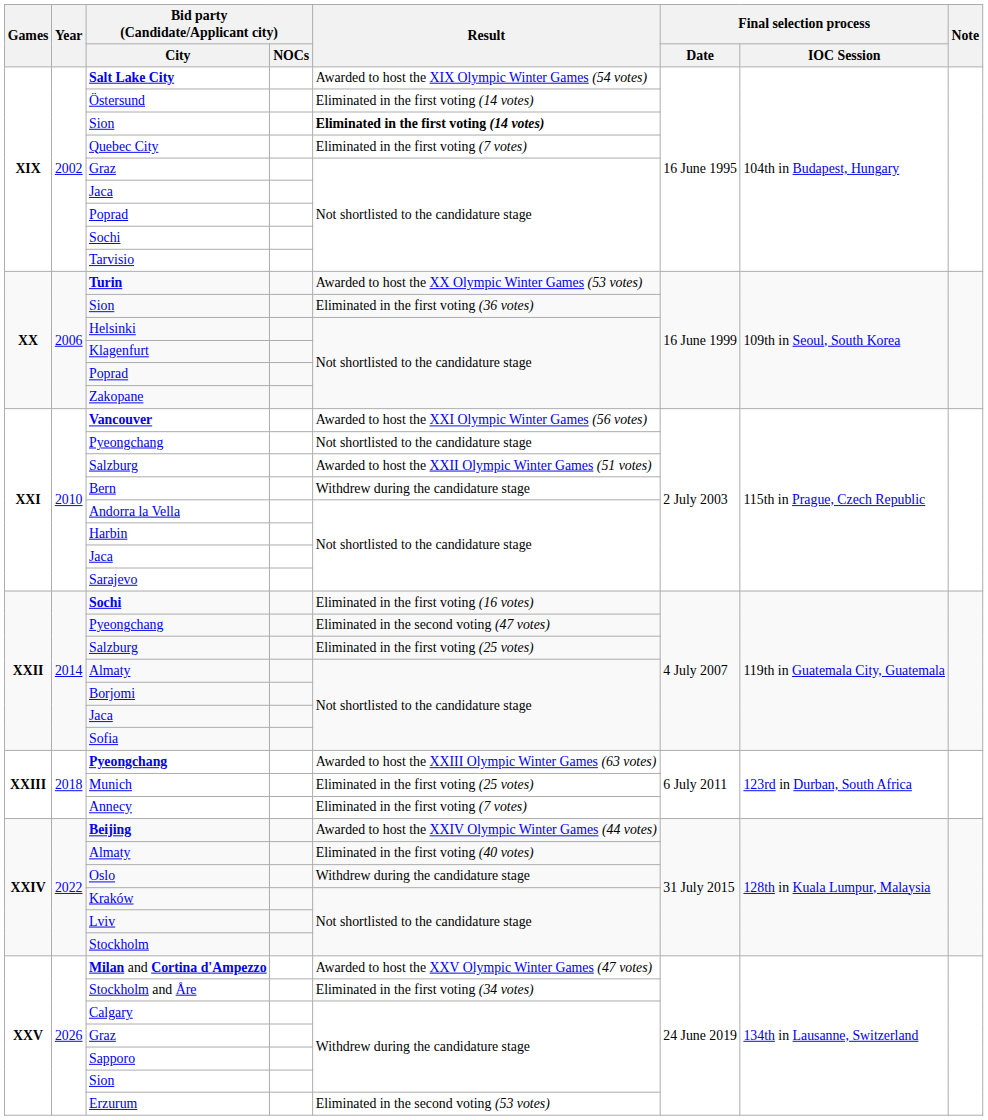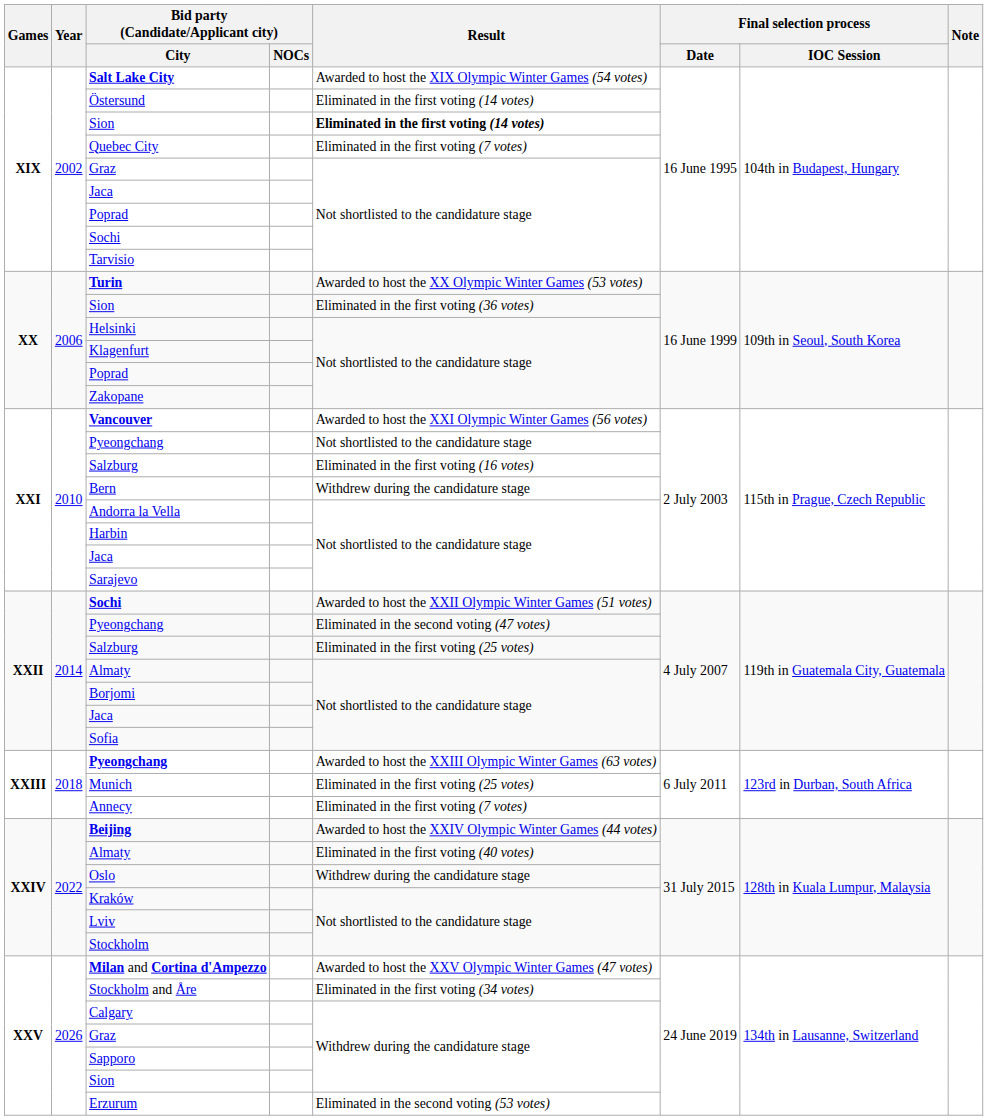(484, 465) Awarded to host the XXII Olympic Winter Games (51 votes) -> (425, 465) Eliminated in the first voting (16 votes)
(425, 602) Eliminated in the first voting (16 votes) -> (484, 602) Awarded to host the XXII Olympic Winter Games (51 votes)
